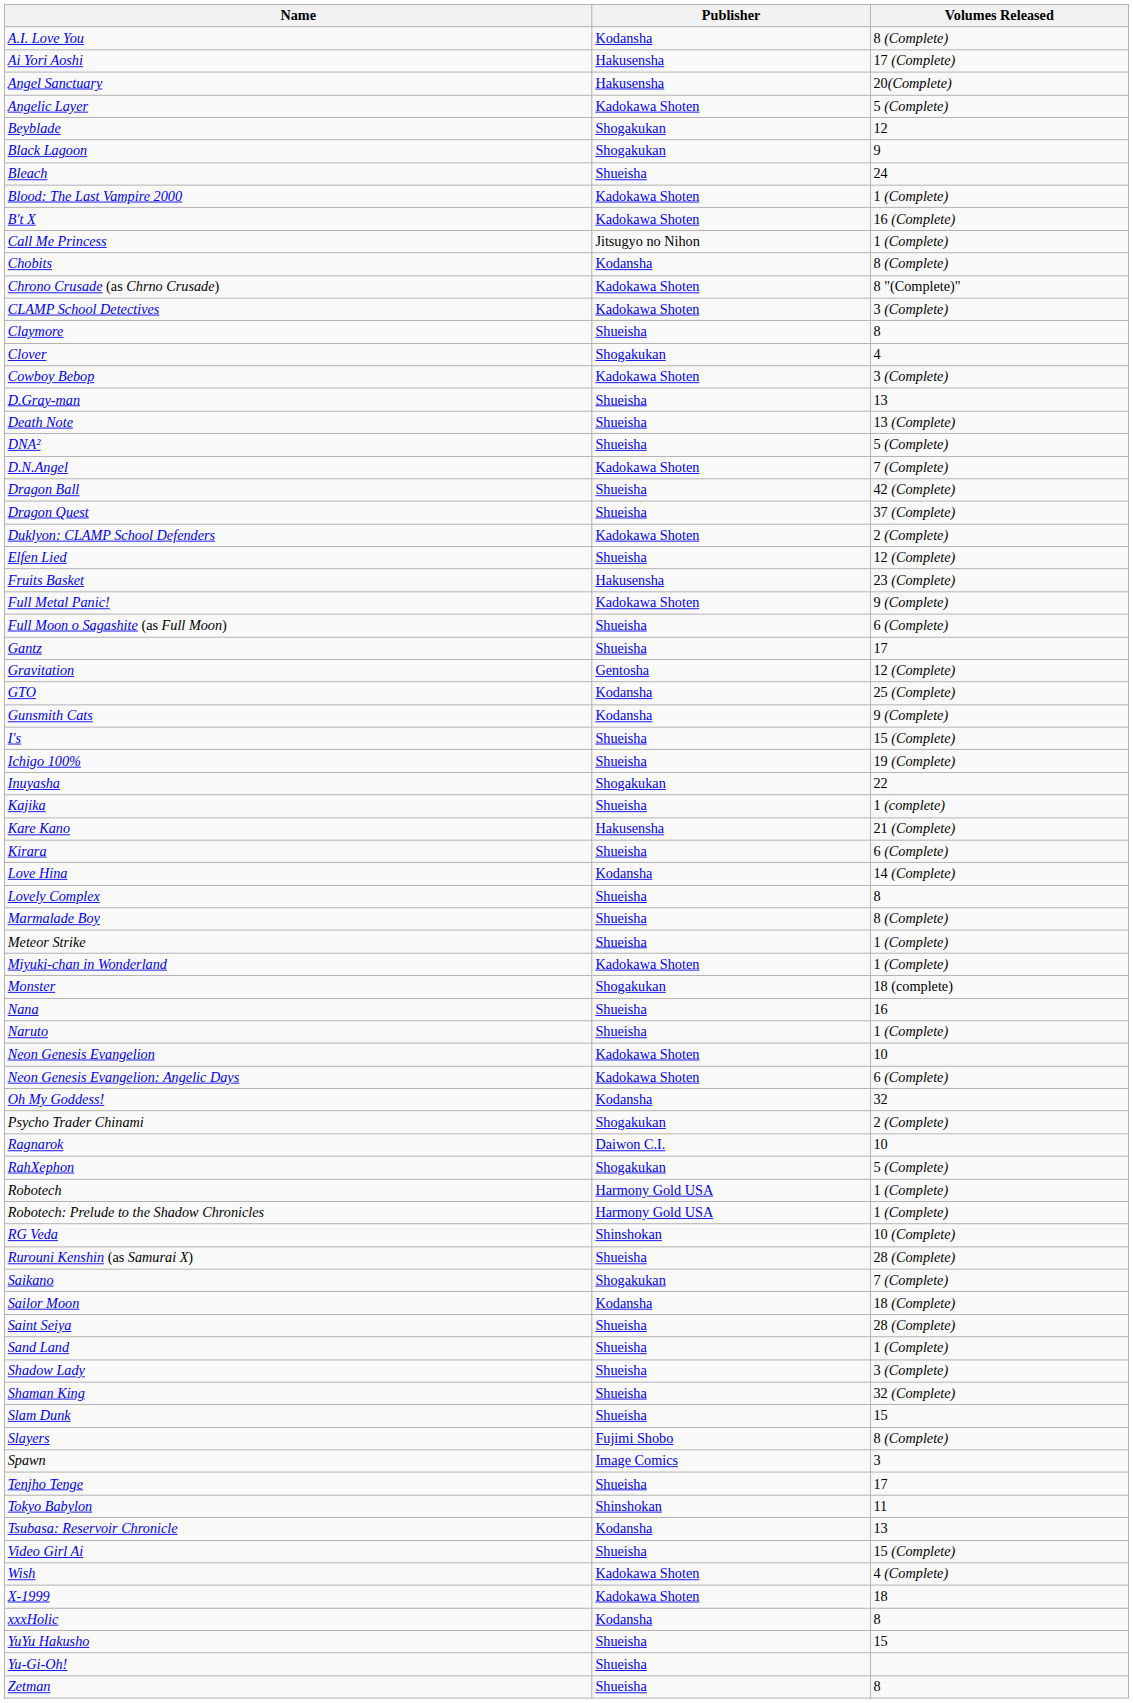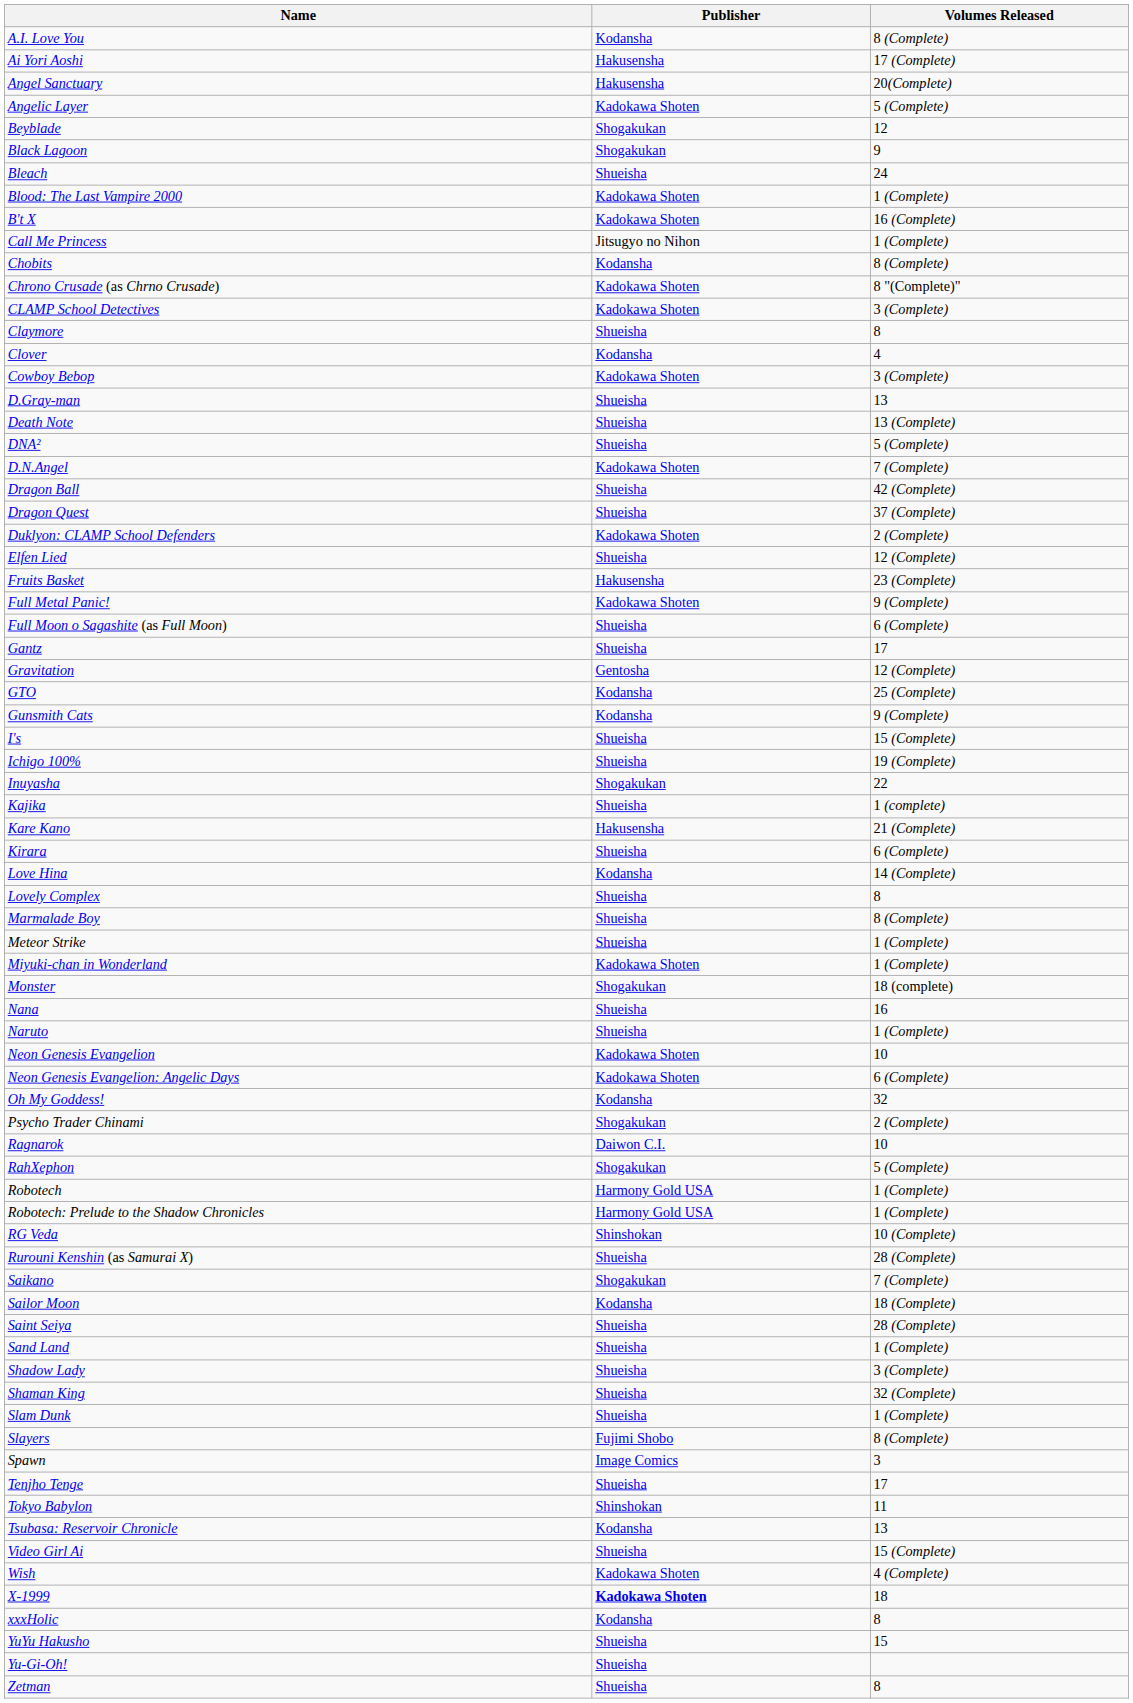(631, 354) Shogakukan -> (624, 354) Kodansha
(881, 1415) 15 -> (911, 1415) 1 (Complete)
(647, 1596) normal -> (651, 1596) bold
